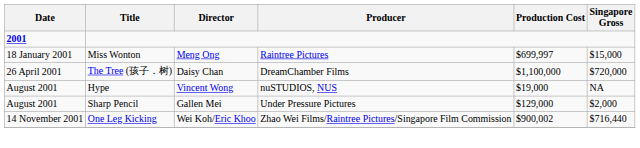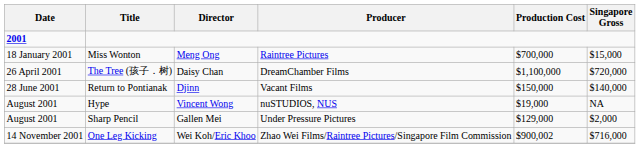(535, 54) $699,997 -> (535, 54) $700,000
+ row: (127, 88)
(608, 119) $716,440 -> (608, 135) $716,000
